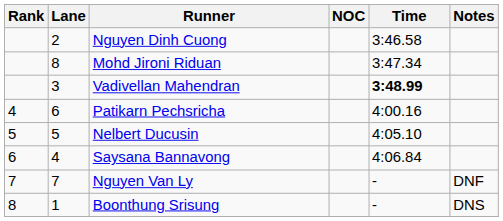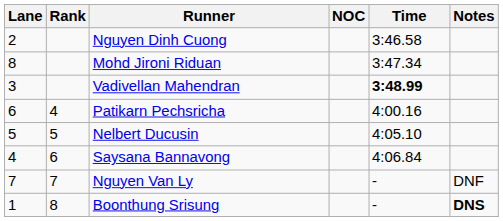columns swapped: (26, 16) <-> (69, 16)
(469, 205) normal -> (469, 205) bold
